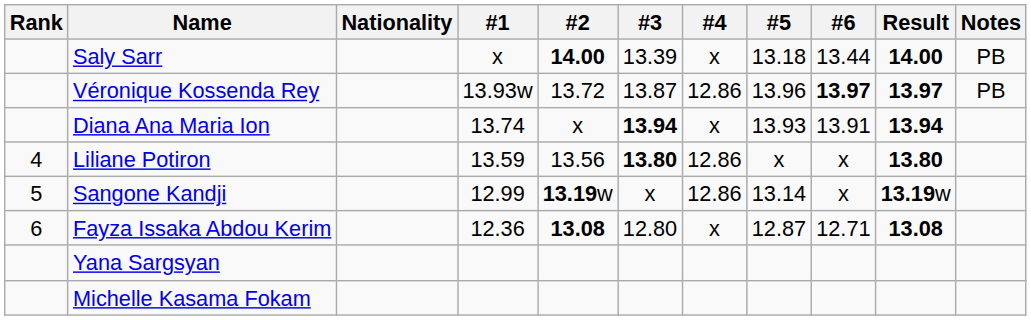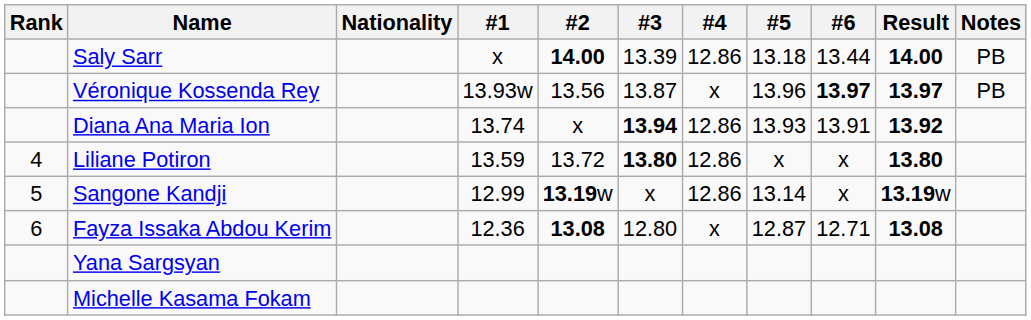(714, 57) x -> (714, 57) 12.86
(578, 91) 13.72 -> (578, 91) 13.56
(714, 91) 12.86 -> (714, 91) x
(714, 125) x -> (714, 125) 12.86
(916, 125) 13.94 -> (916, 125) 13.92
(578, 160) 13.56 -> (578, 160) 13.72
